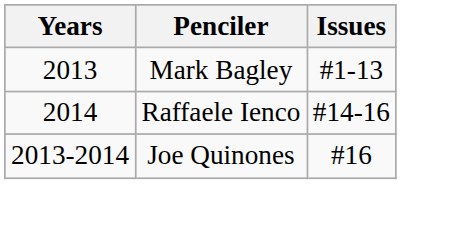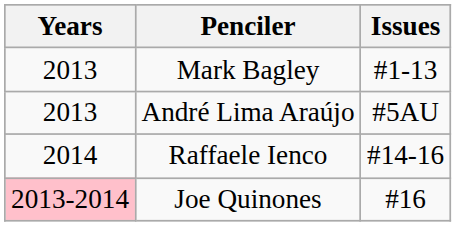+ row: (248, 112)
(70, 155) no background -> (70, 198) pink background
